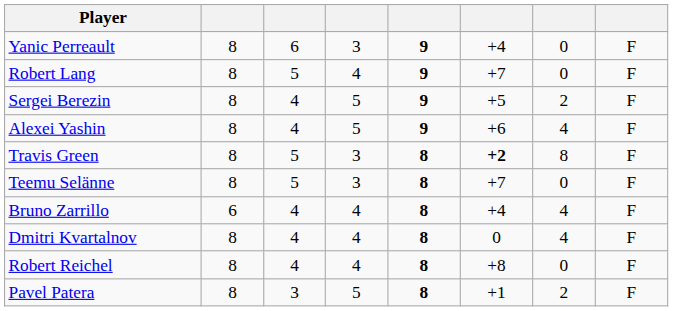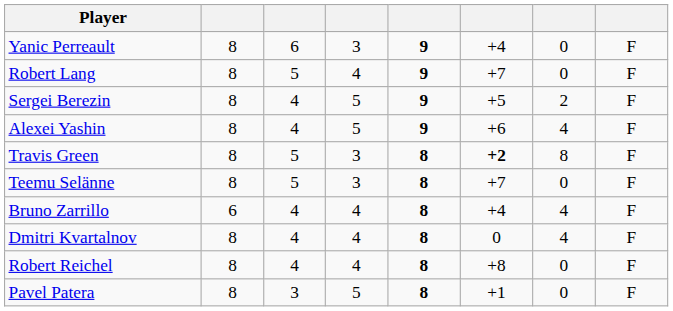(564, 292) 2 -> (564, 292) 0
